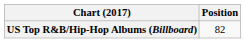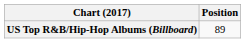(220, 29) 82 -> (220, 29) 89
